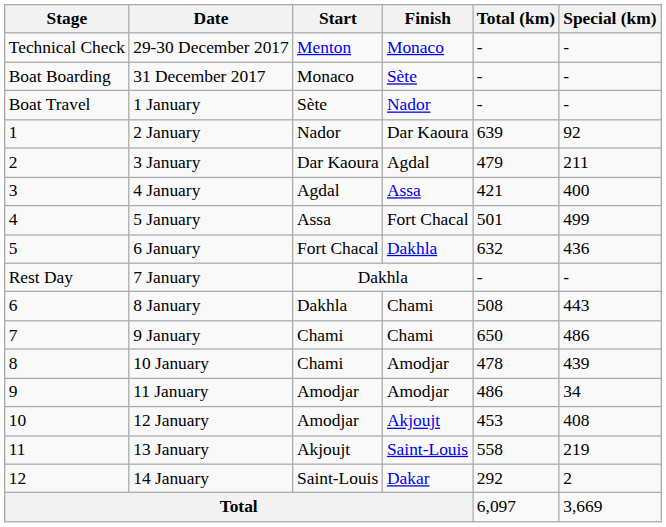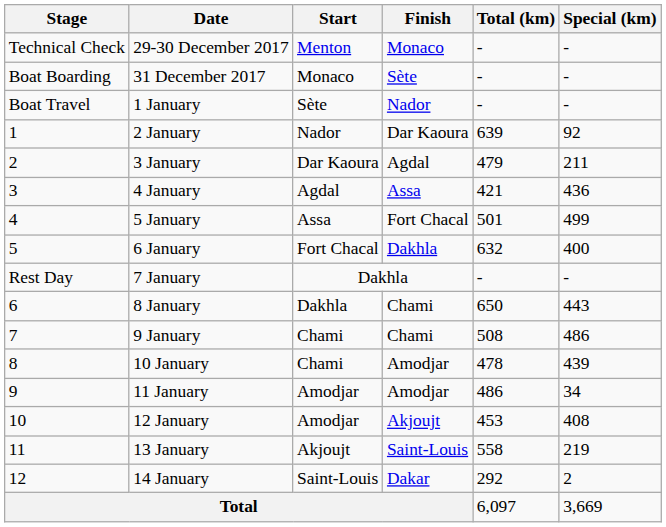(576, 190) 400 -> (576, 190) 436
(576, 248) 436 -> (576, 248) 400
(490, 305) 508 -> (490, 305) 650
(490, 334) 650 -> (490, 334) 508
